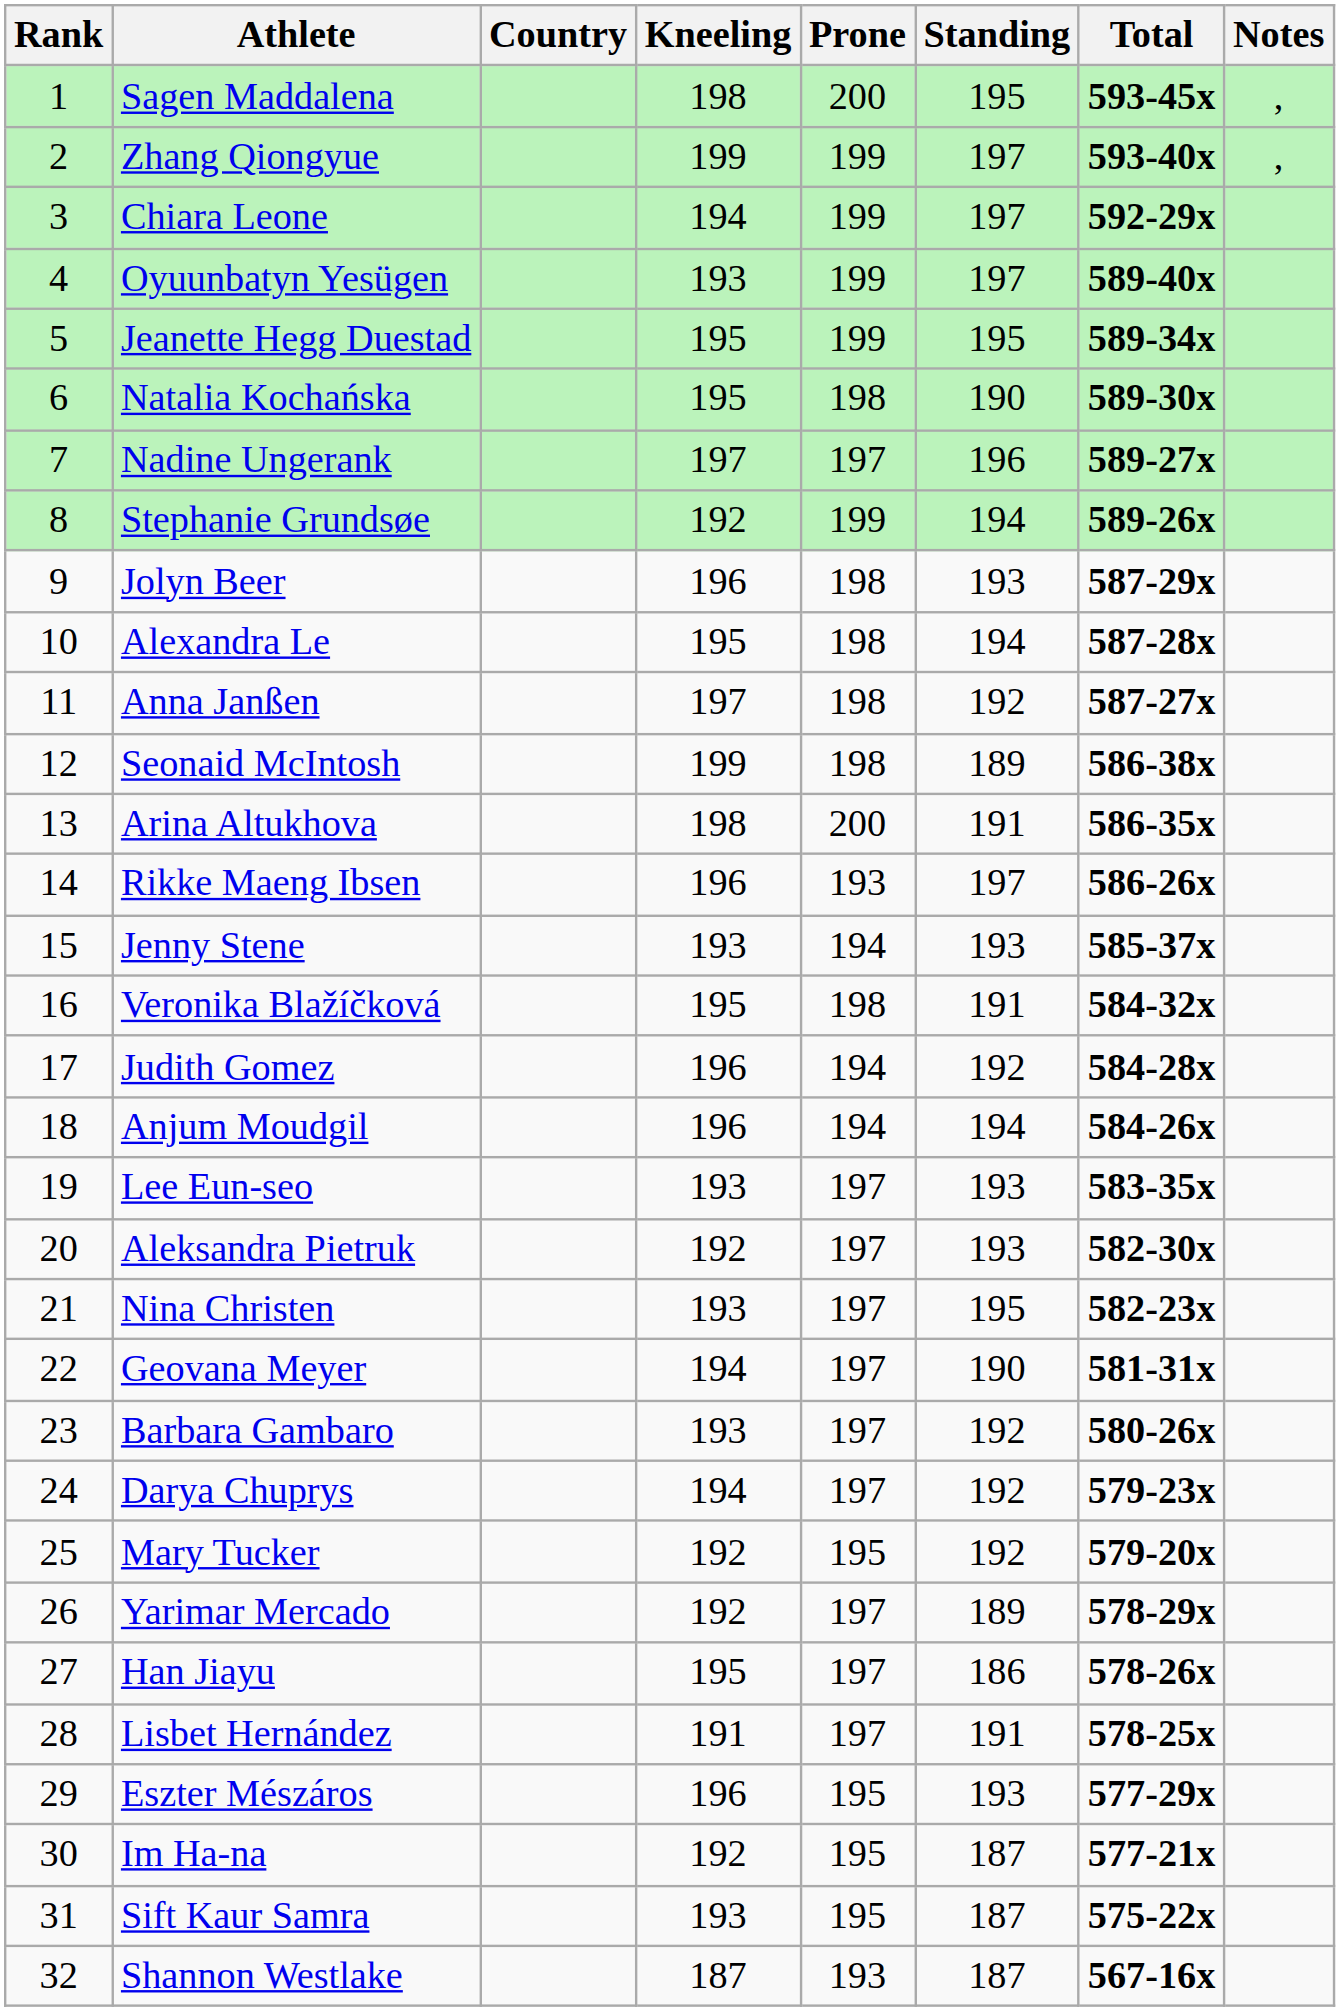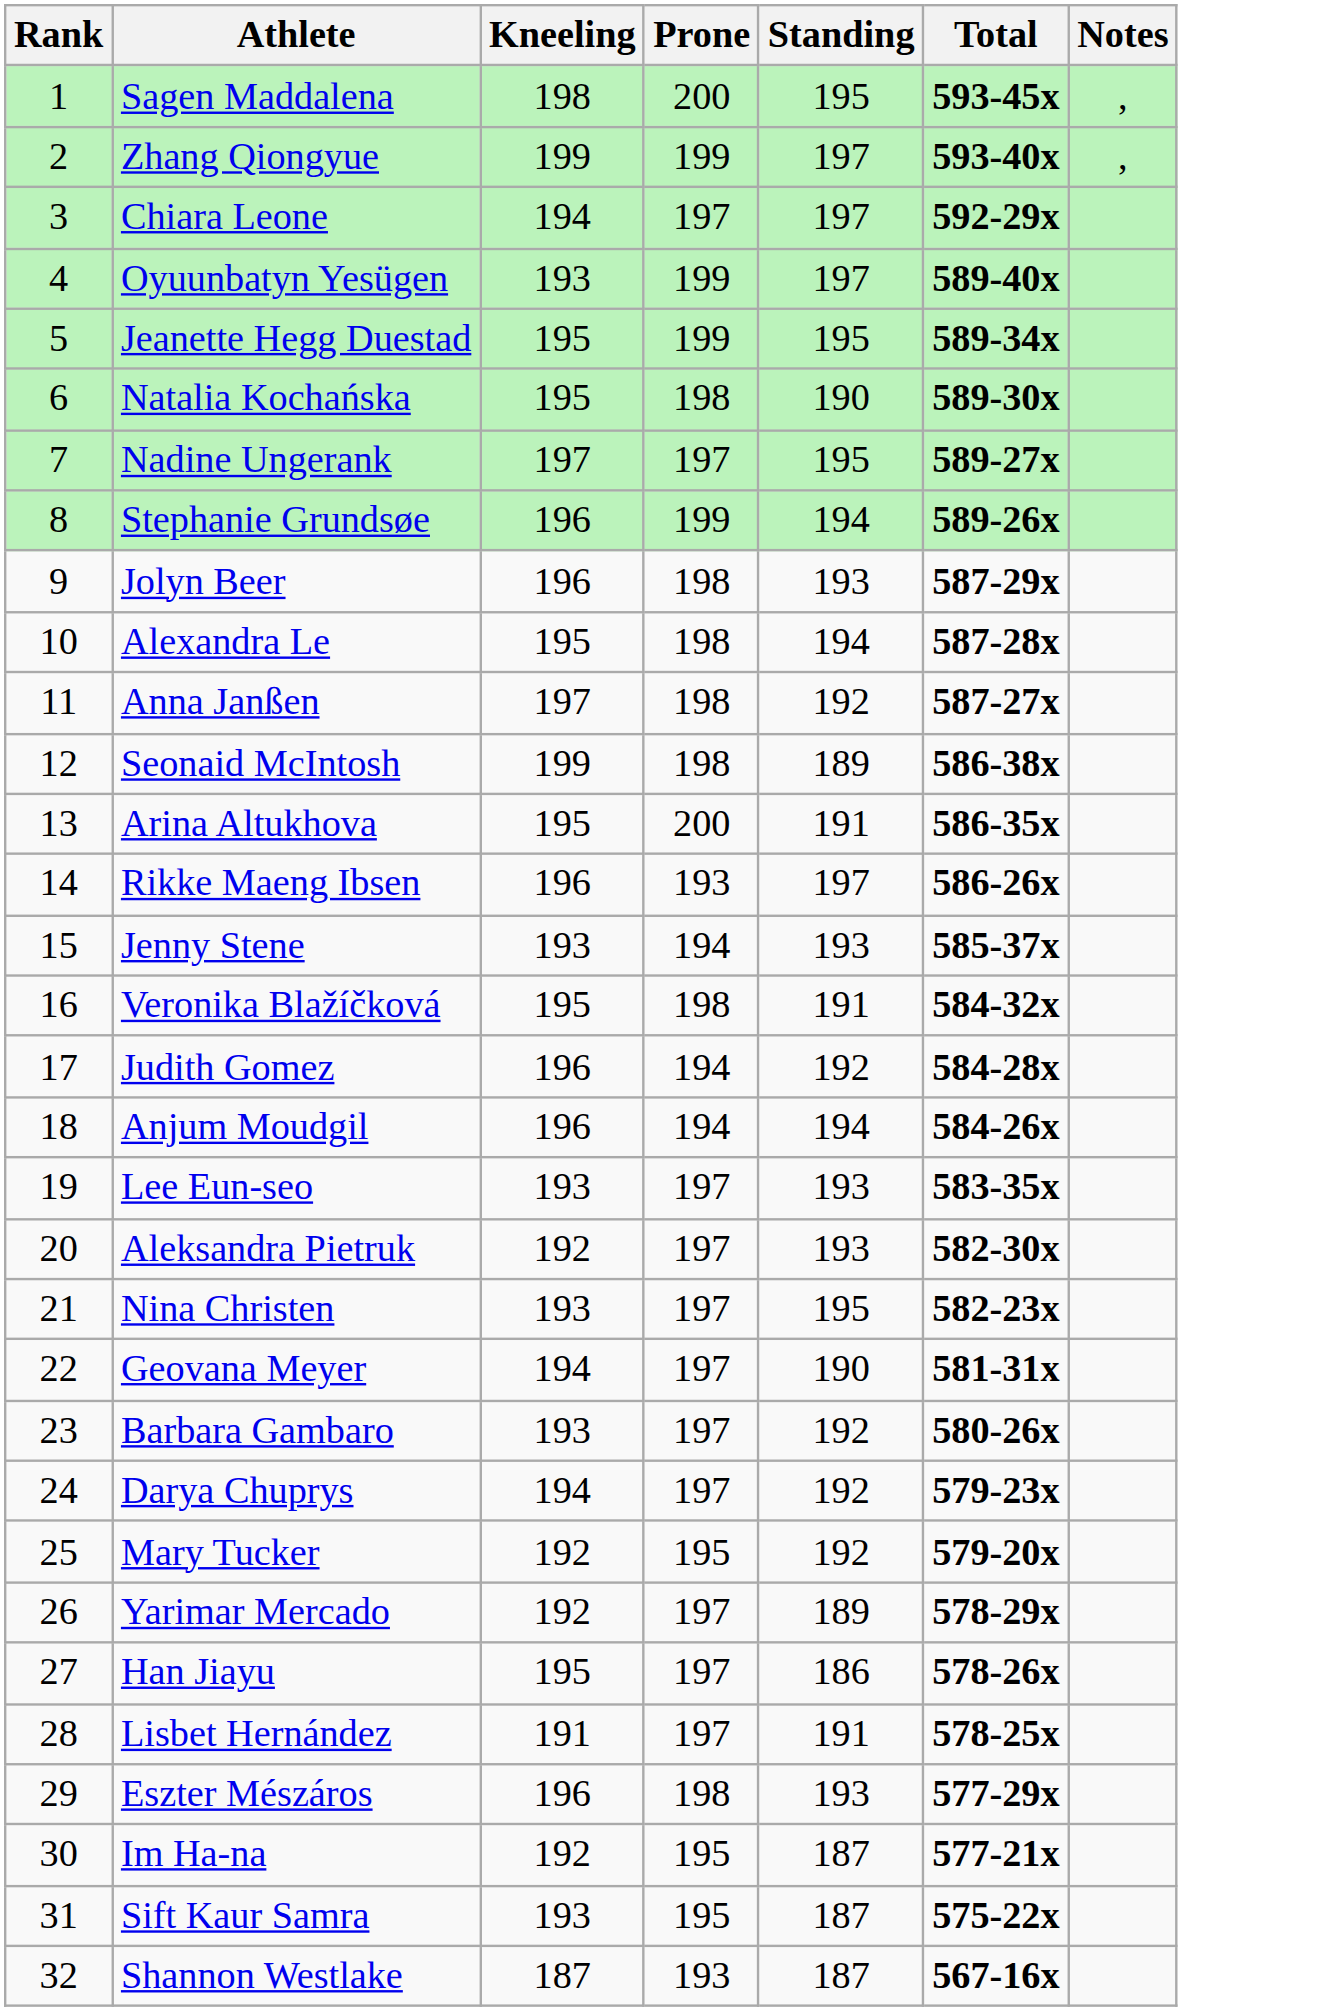- column: (558, 34)
(857, 216) 199 -> (702, 216) 197
(997, 459) 196 -> (841, 459) 195
(718, 519) 192 -> (562, 519) 196
(718, 823) 198 -> (562, 823) 195
(857, 1793) 195 -> (702, 1793) 198
